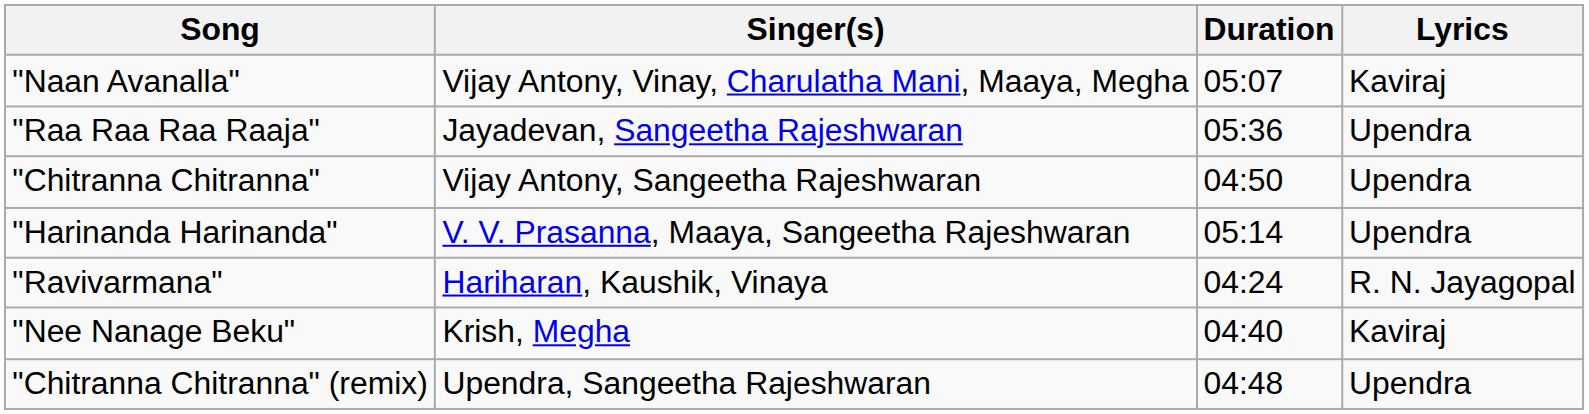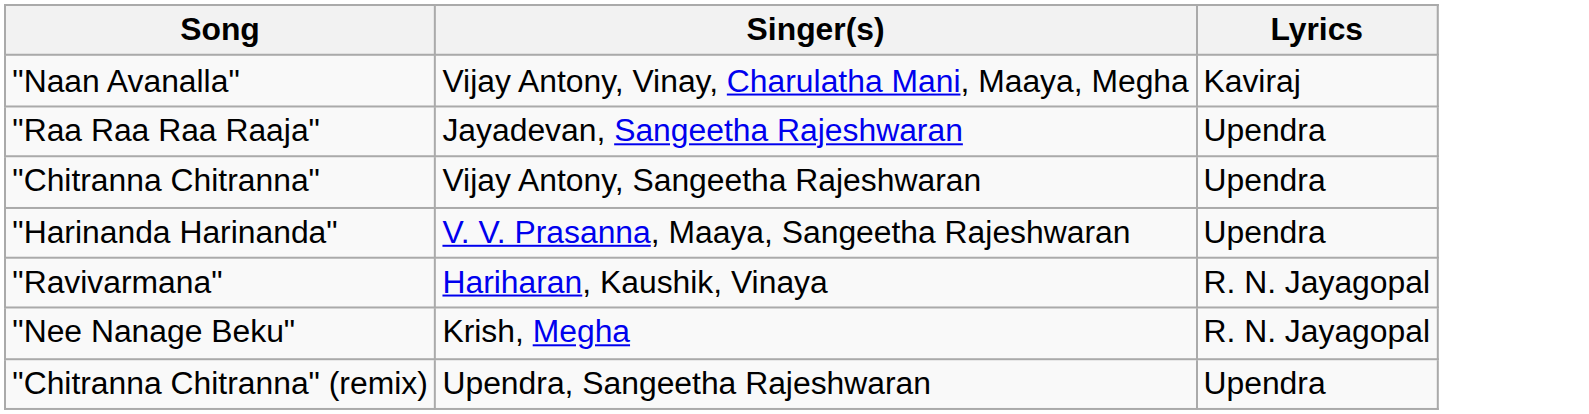- column: (1269, 29)
(1398, 332) Kaviraj -> (1317, 332) R. N. Jayagopal
